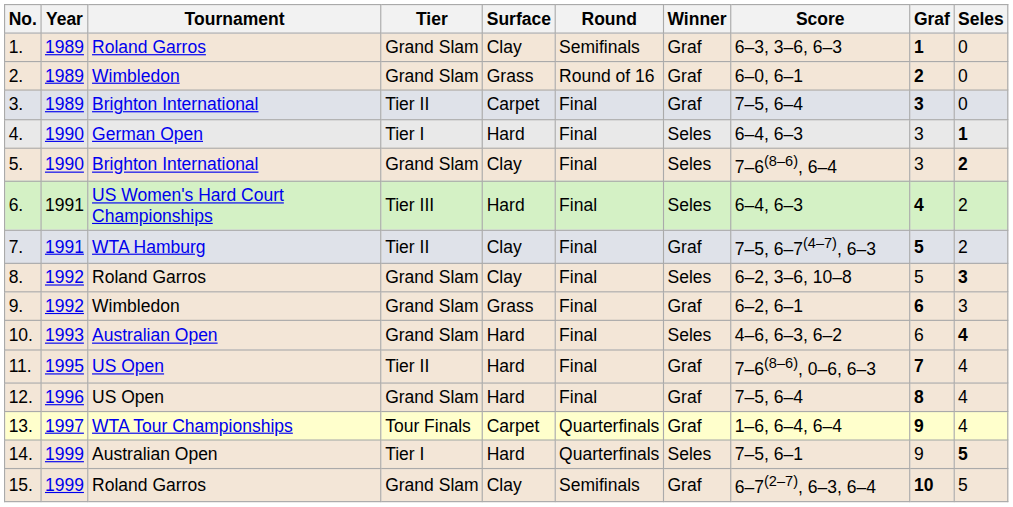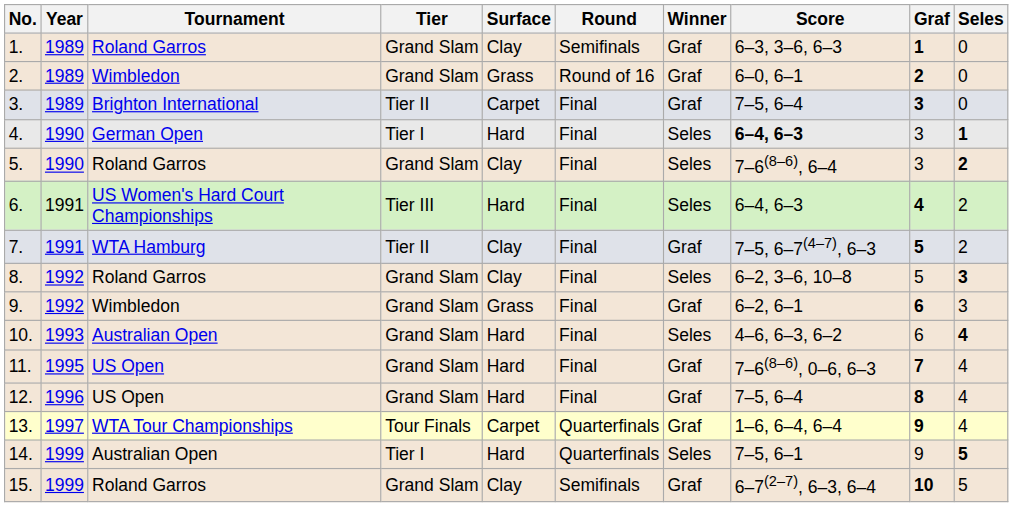(769, 133) normal -> (769, 133) bold
(175, 164) Brighton International -> (149, 164) Roland Garros
(407, 366) Tier II -> (432, 366) Grand Slam
